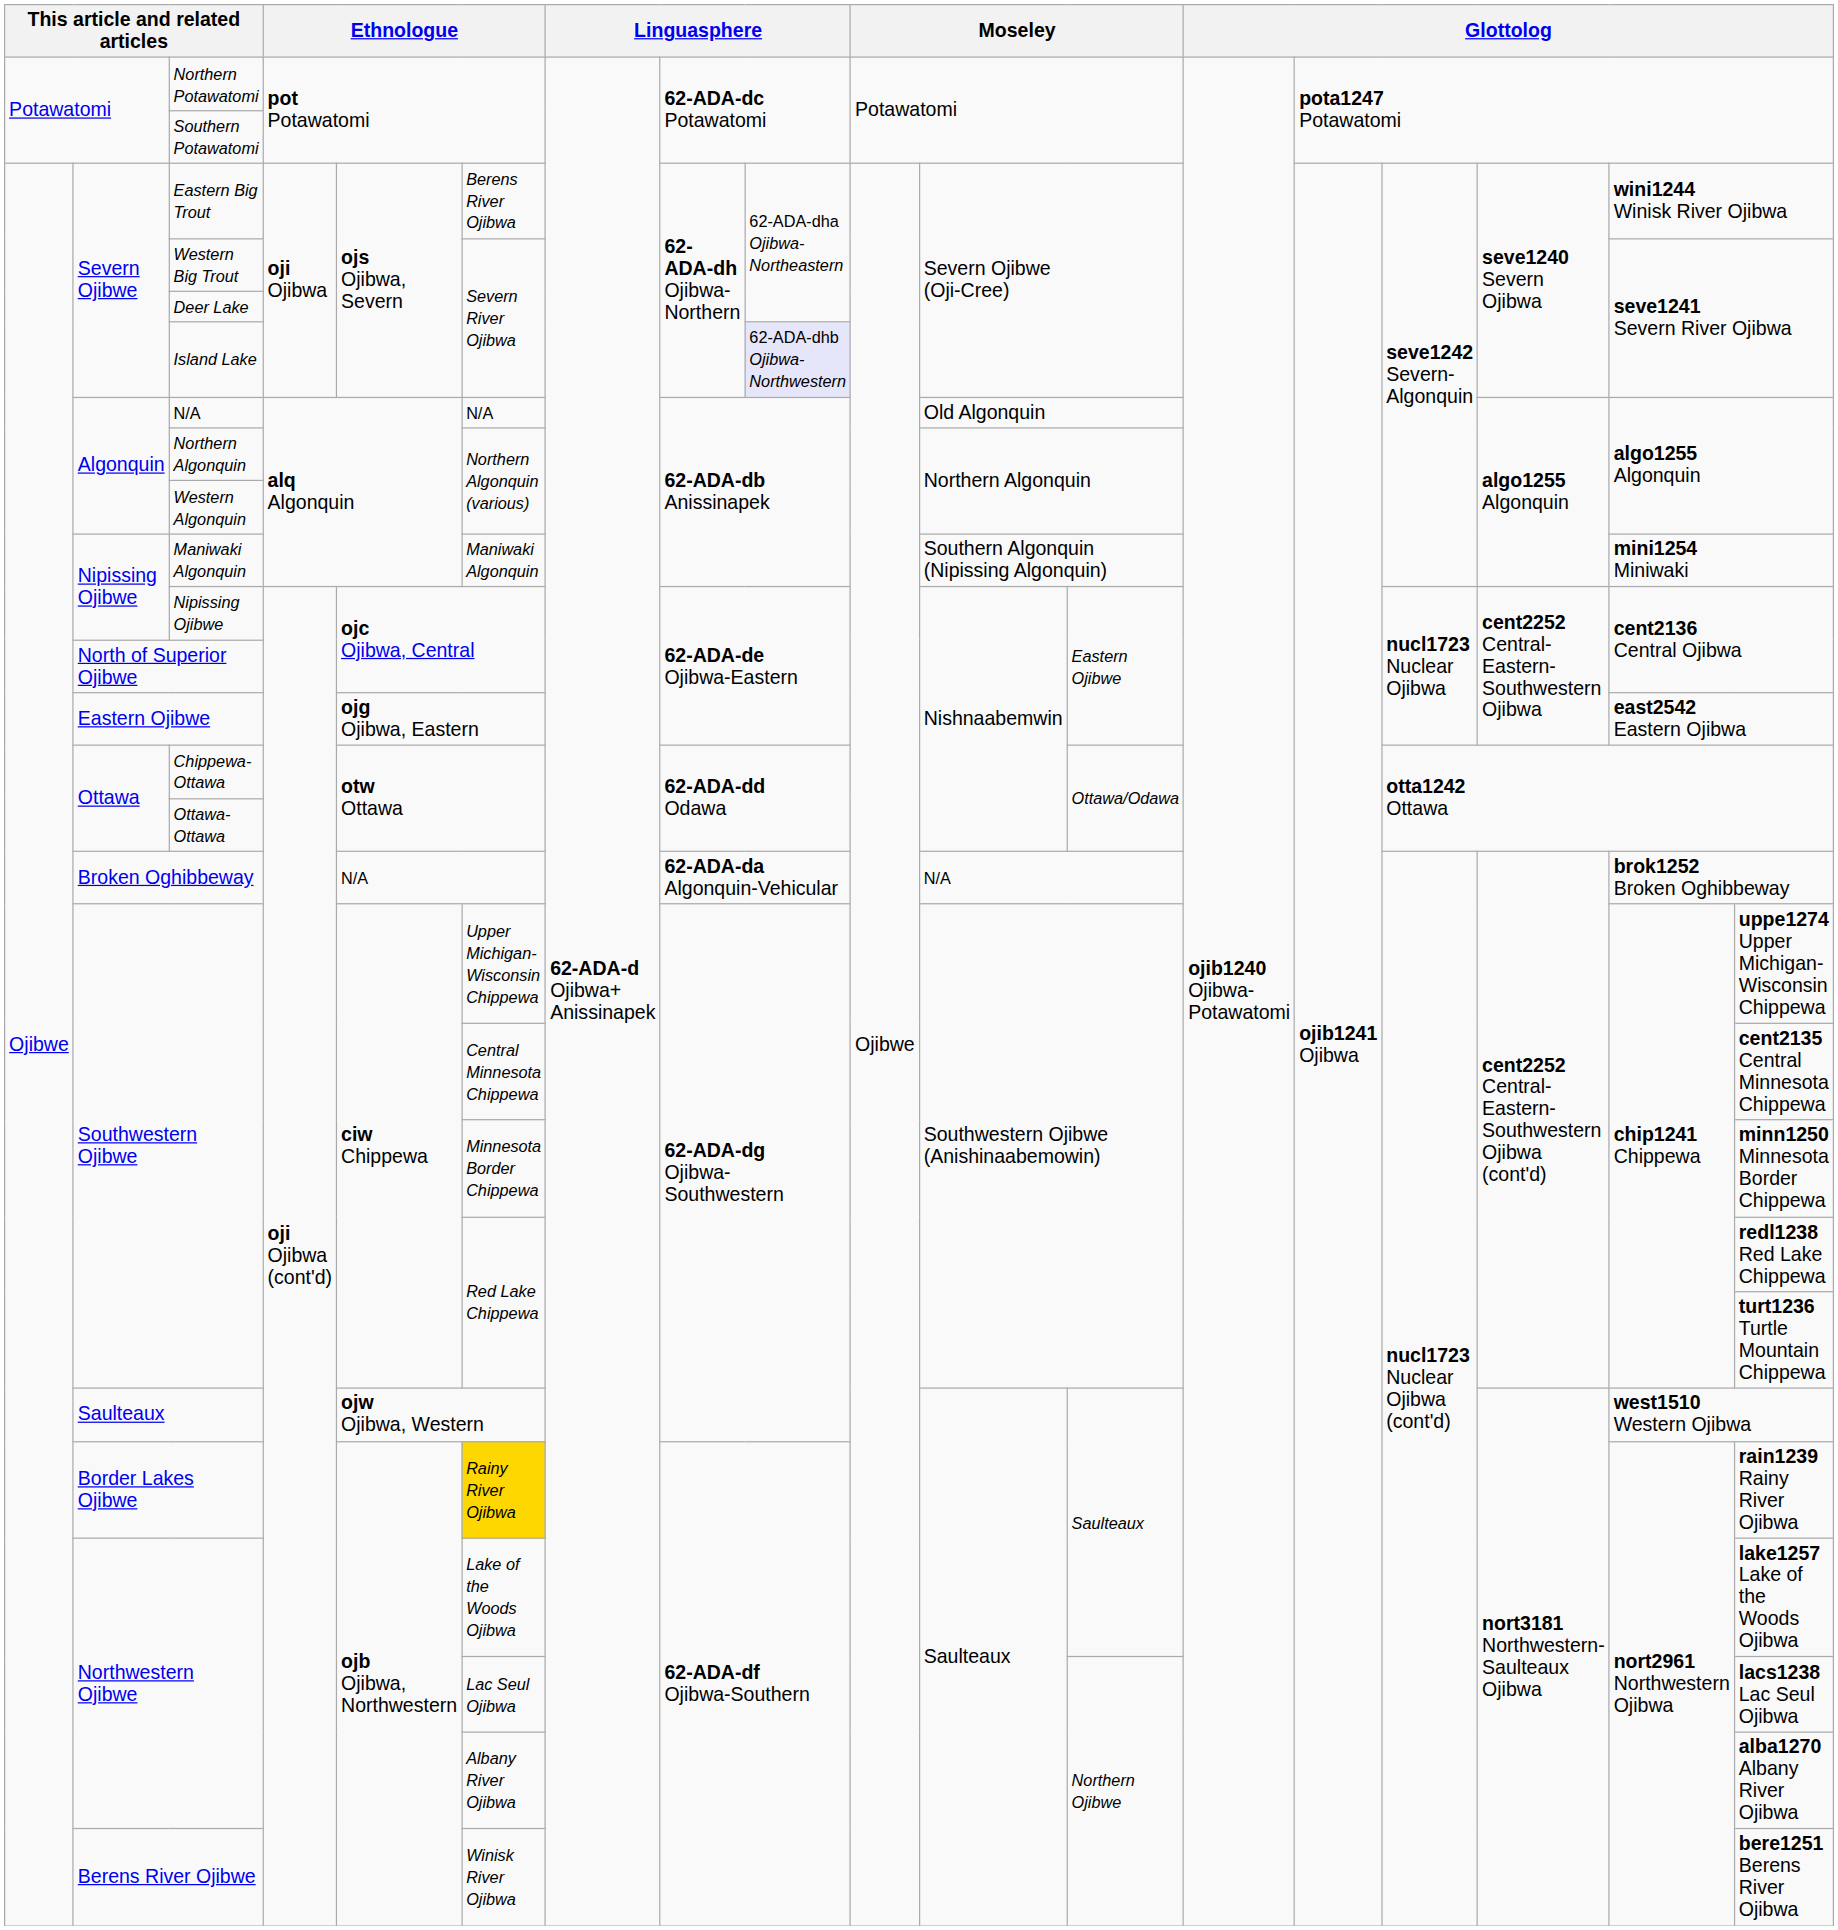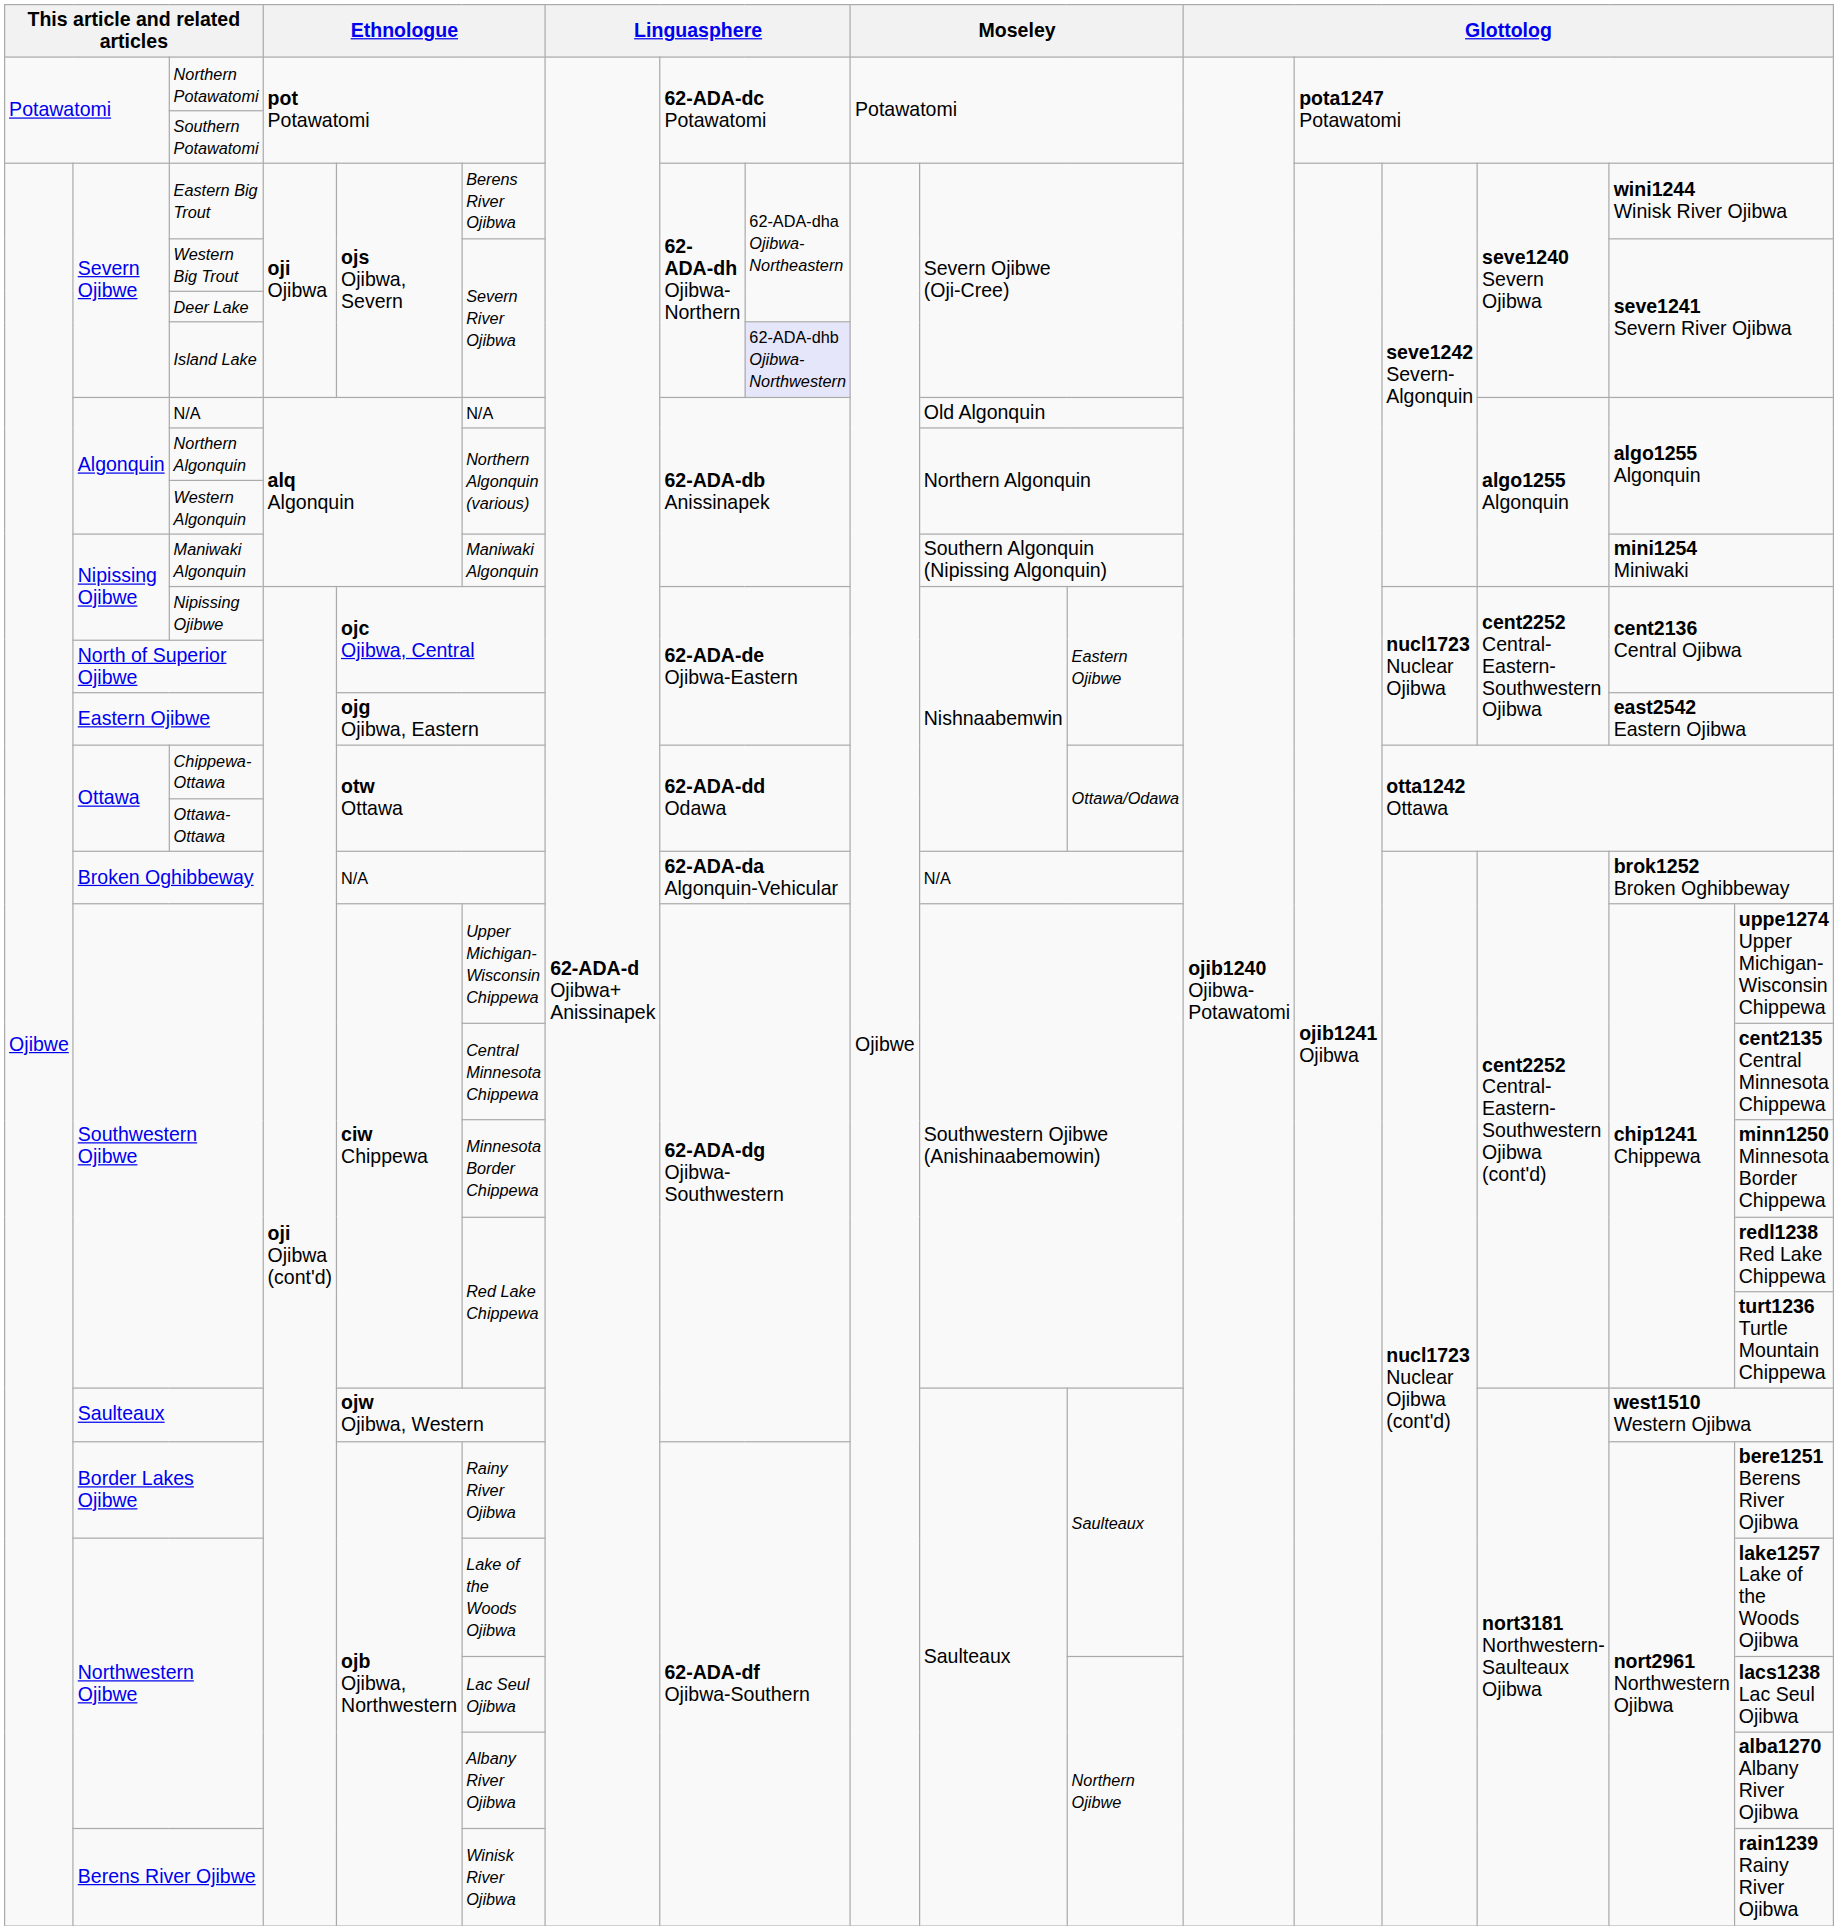(491, 1490) gold background -> (491, 1490) no background
(1778, 1489) rain1239 Rainy River Ojibwa -> (1781, 1489) bere1251 Berens River Ojibwa
(1781, 1876) bere1251 Berens River Ojibwa -> (1778, 1876) rain1239 Rainy River Ojibwa
